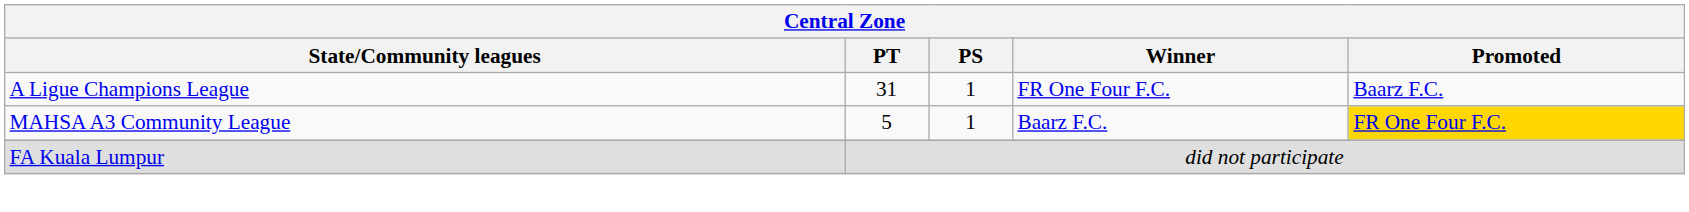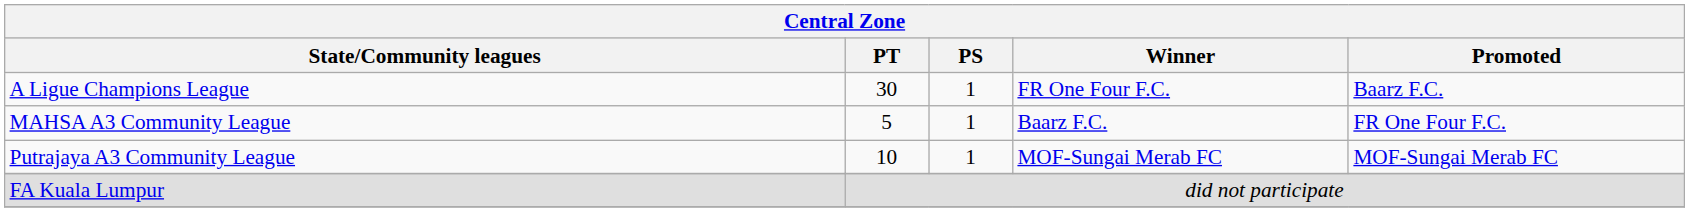(887, 88) 31 -> (887, 88) 30
(1430, 122) gold background -> (1430, 122) no background
+ row: (152, 156)
